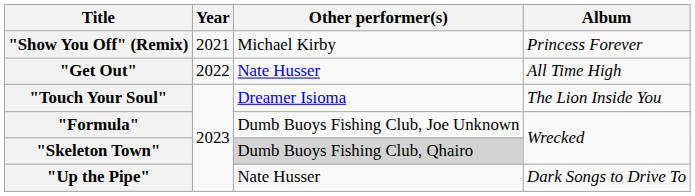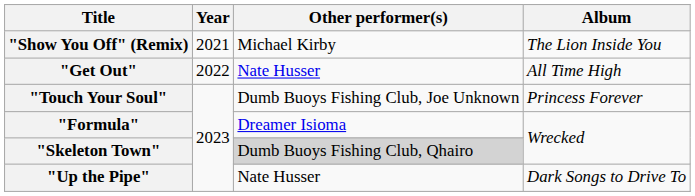(585, 44) Princess Forever -> (594, 44) The Lion Inside You
(292, 97) Dreamer Isioma -> (378, 97) Dumb Buoys Fishing Club, Joe Unknown
(594, 97) The Lion Inside You -> (585, 97) Princess Forever
(378, 124) Dumb Buoys Fishing Club, Joe Unknown -> (292, 124) Dreamer Isioma
